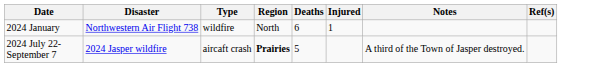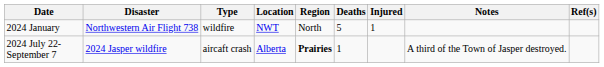+ column: (275, 12)
(297, 28) 6 -> (339, 28) 5
(297, 49) 5 -> (339, 49) 1
